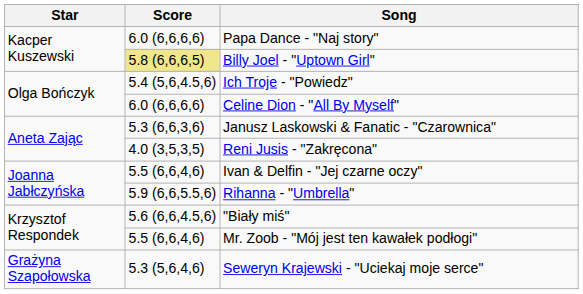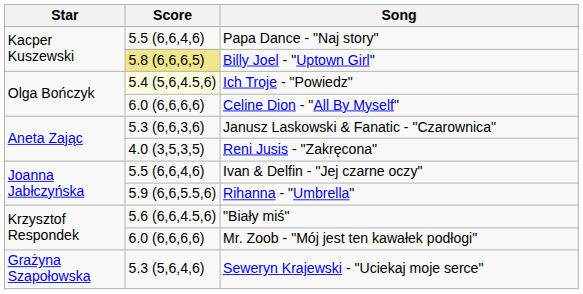(167, 37) 6.0 (6,6,6,6) -> (167, 37) 5.5 (6,6,4,6)
(172, 82) no background -> (172, 82) lightyellow background
(167, 238) 5.5 (6,6,4,6) -> (167, 238) 6.0 (6,6,6,6)
